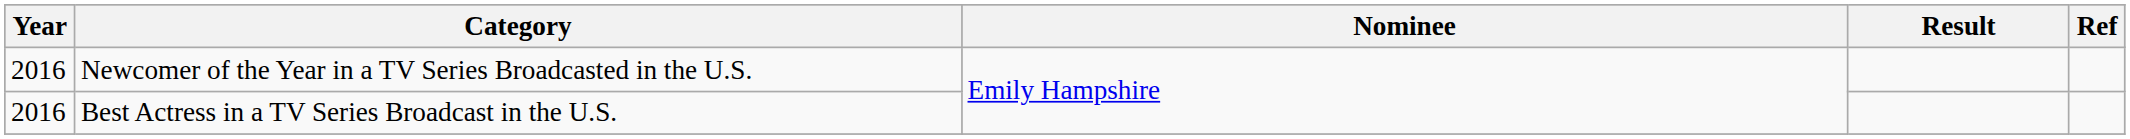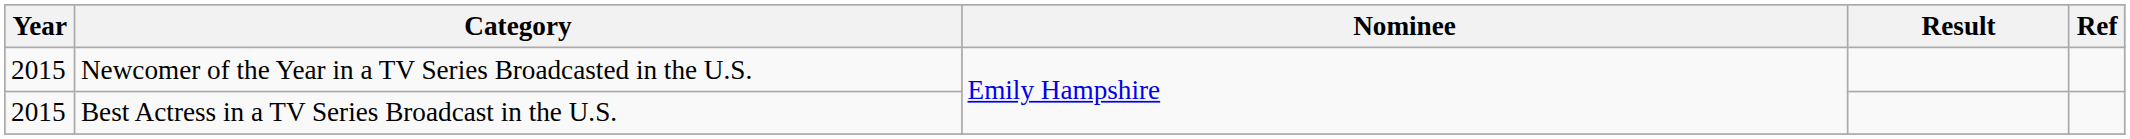(38, 69) 2016 -> (38, 69) 2015
(38, 112) 2016 -> (38, 112) 2015
